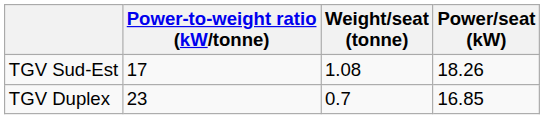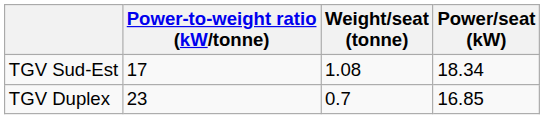(461, 69) 18.26 -> (461, 69) 18.34
